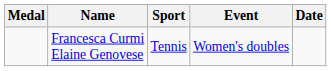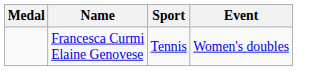- column: (309, 15)
